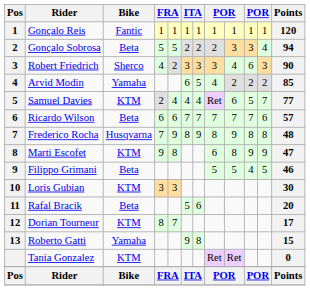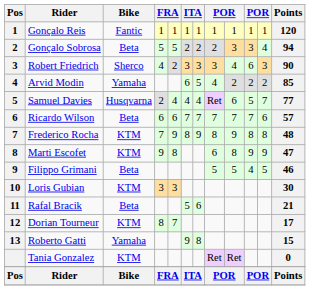(129, 100) KTM -> (129, 100) Husqvarna
(129, 135) Husqvarna -> (129, 135) KTM
(288, 205) 20 -> (288, 205) 21
